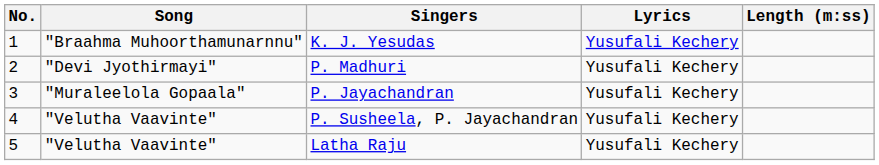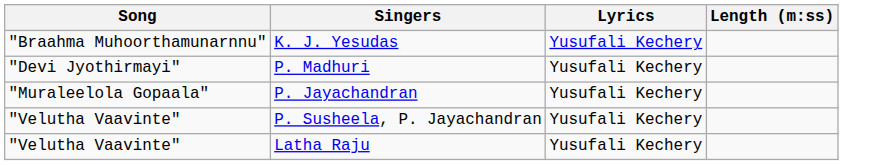- column: (23, 18)
